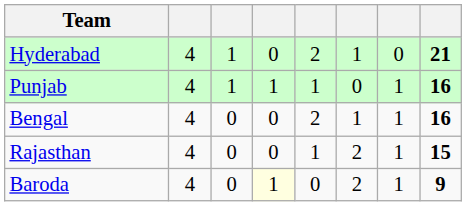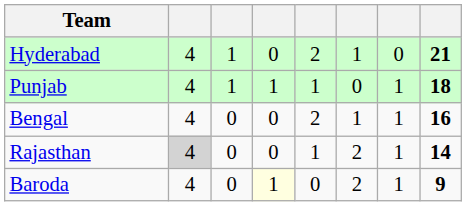(440, 86) 16 -> (440, 86) 18
(190, 151) no background -> (190, 151) lightgrey background
(440, 151) 15 -> (440, 151) 14
